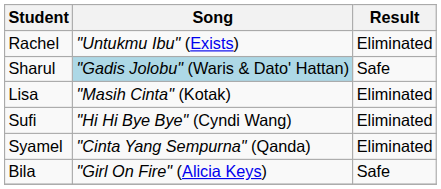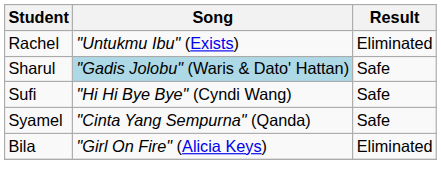- row: (23, 95)
(395, 121) Eliminated -> (373, 95) Safe
(395, 146) Eliminated -> (373, 121) Safe
(373, 172) Safe -> (395, 146) Eliminated
